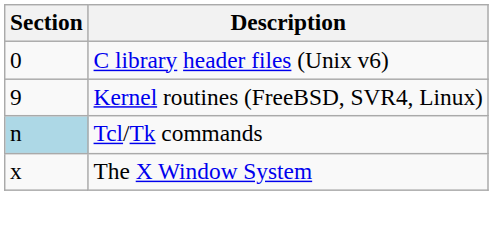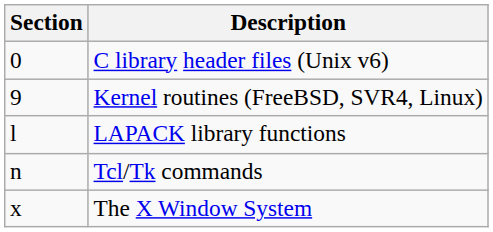+ row: (220, 134)
(16, 134) lightblue background -> (16, 171) no background
